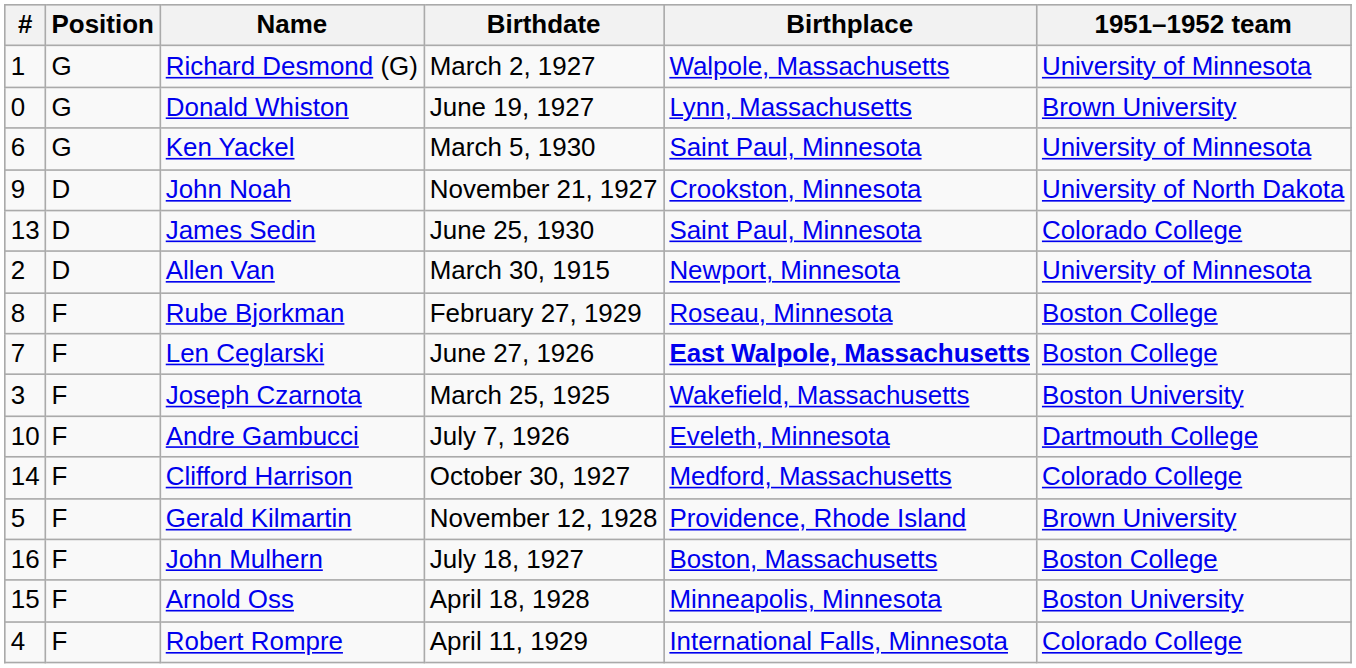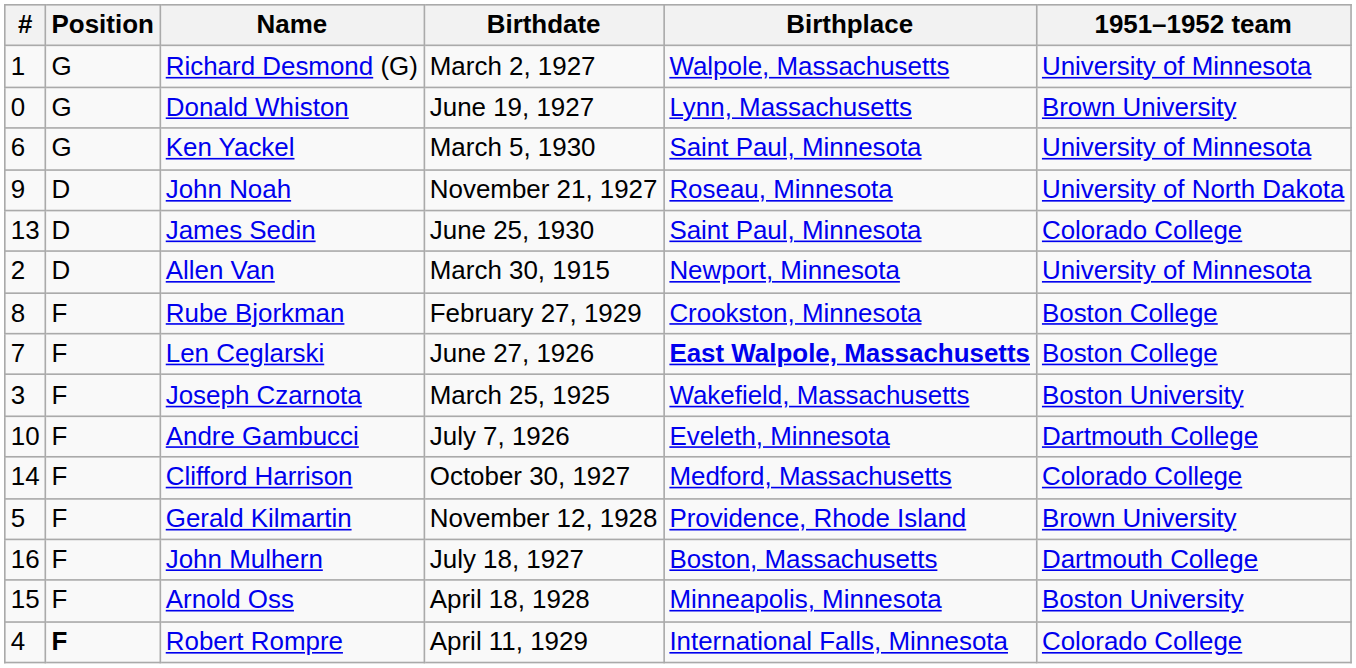(795, 189) Crookston, Minnesota -> (781, 189) Roseau, Minnesota
(781, 312) Roseau, Minnesota -> (795, 312) Crookston, Minnesota
(1130, 559) Boston College -> (1150, 559) Dartmouth College
(59, 641) normal -> (59, 641) bold
